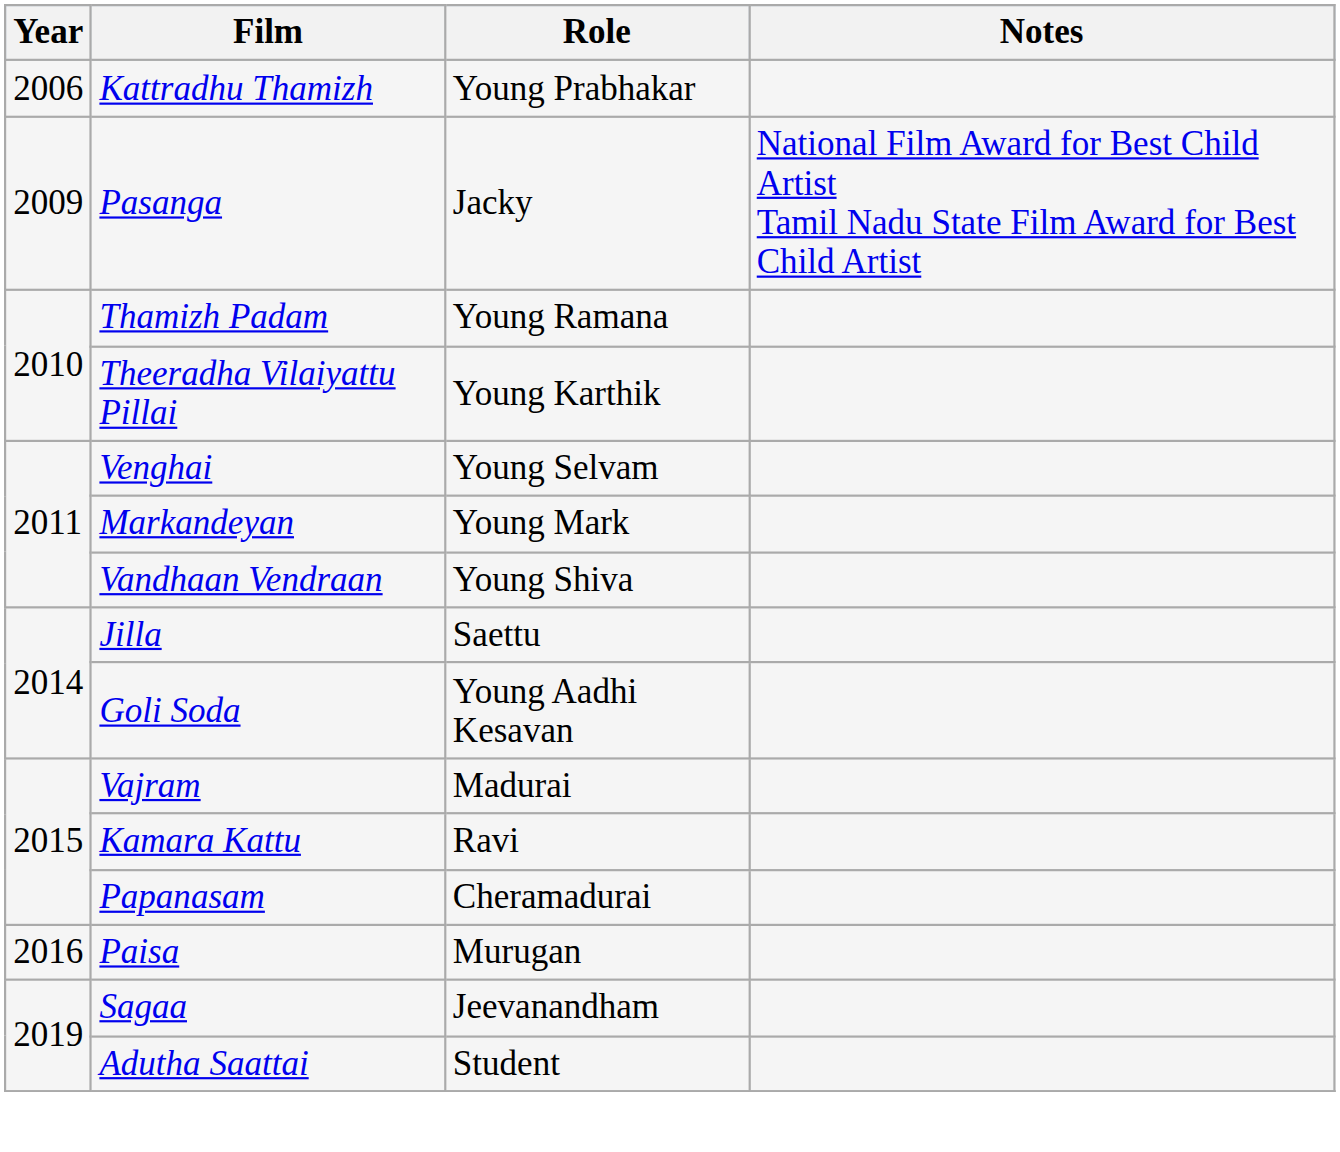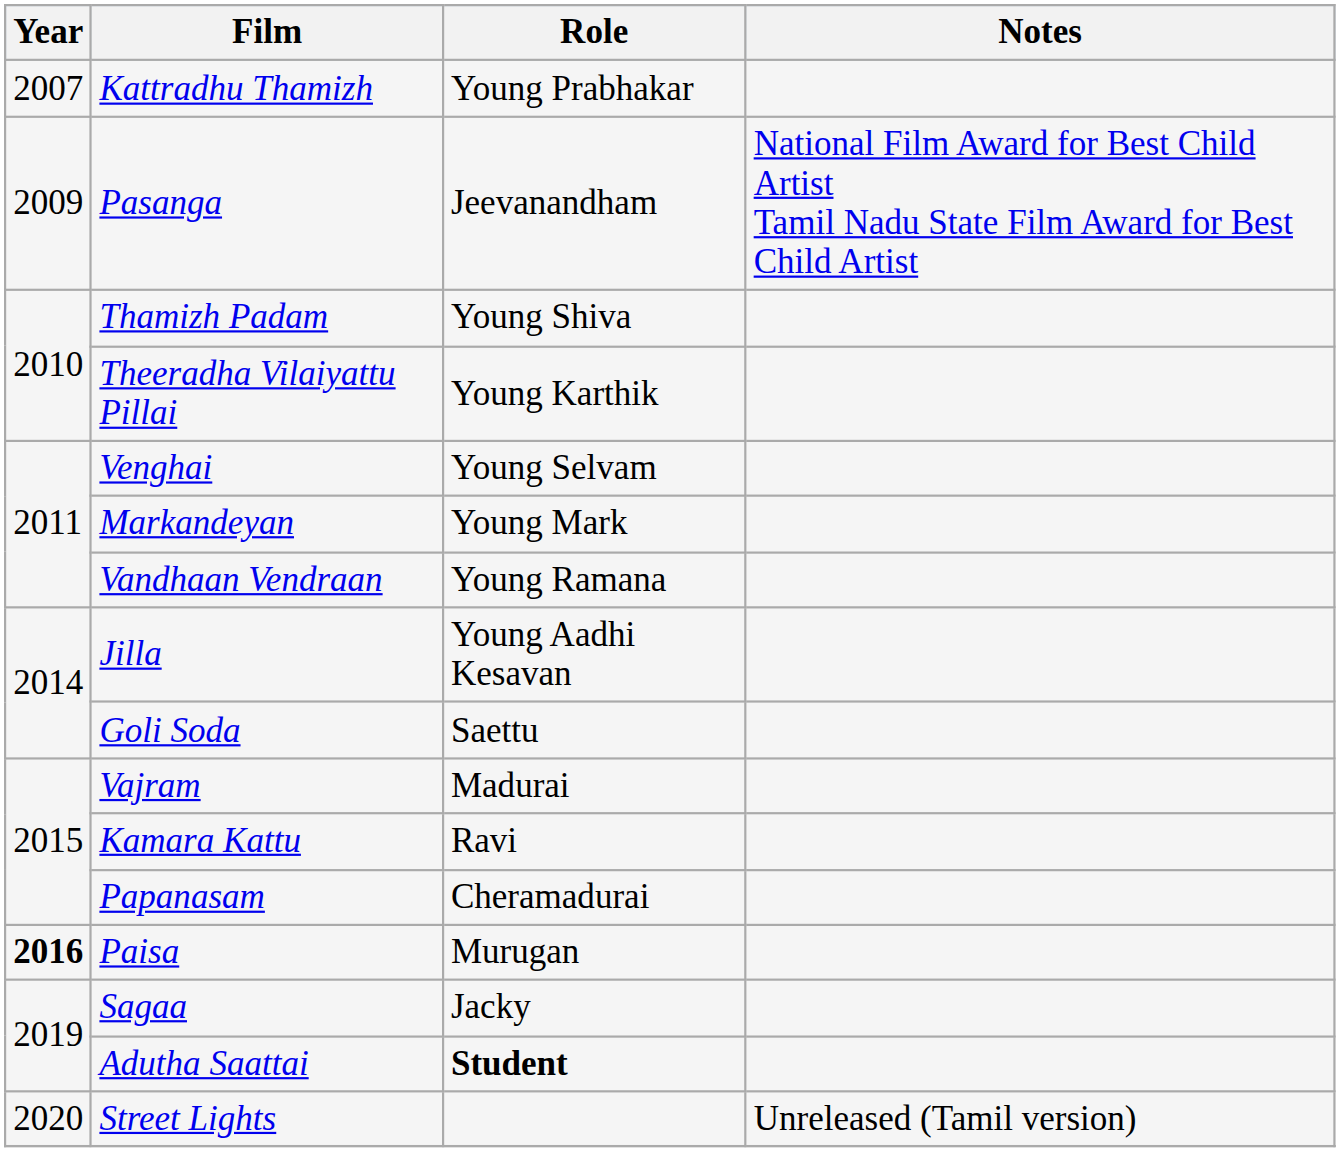(48, 87) 2006 -> (48, 87) 2007
(493, 202) Jacky -> (554, 202) Jeevanandham
(561, 317) Young Ramana -> (541, 317) Young Shiva
(543, 578) Young Shiva -> (559, 578) Young Ramana
(497, 634) Saettu -> (543, 654) Young Aadhi Kesavan
(545, 709) Young Aadhi Kesavan -> (495, 729) Saettu
(48, 951) normal -> (48, 951) bold
(556, 1007) Jeevanandham -> (491, 1007) Jacky
(506, 1062) normal -> (509, 1062) bold
+ row: (188, 1118)
